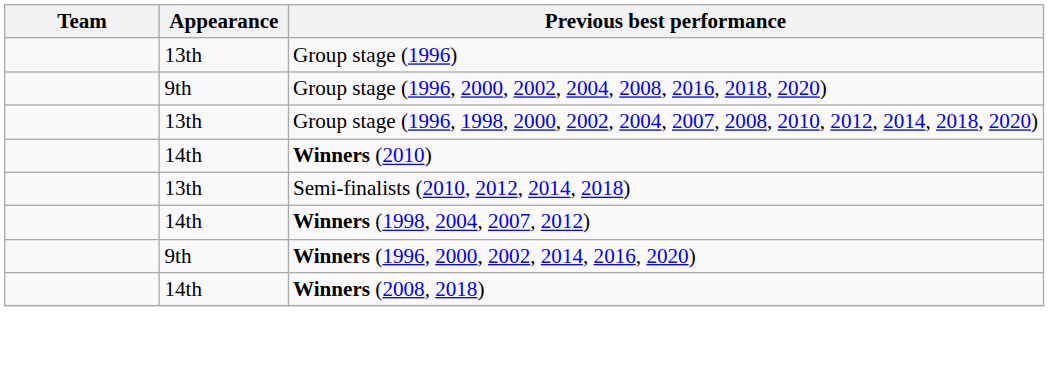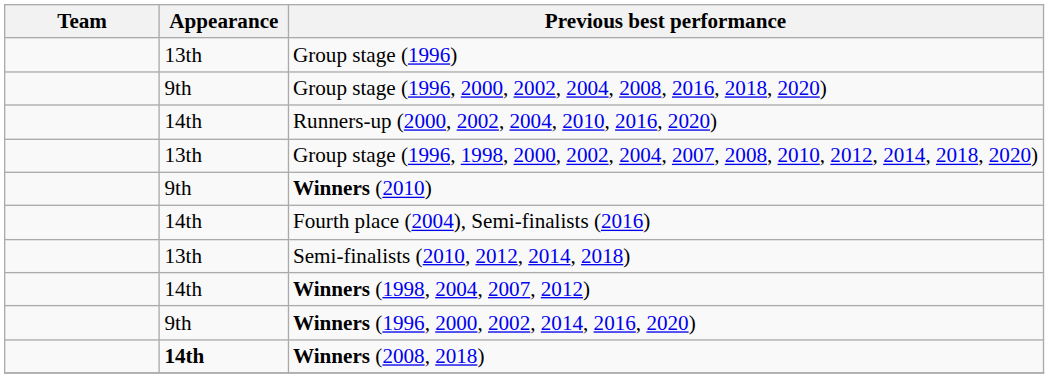+ row: (505, 121)
(183, 155) 14th -> (178, 188) 9th
+ row: (472, 222)
(183, 289) normal -> (184, 356) bold
